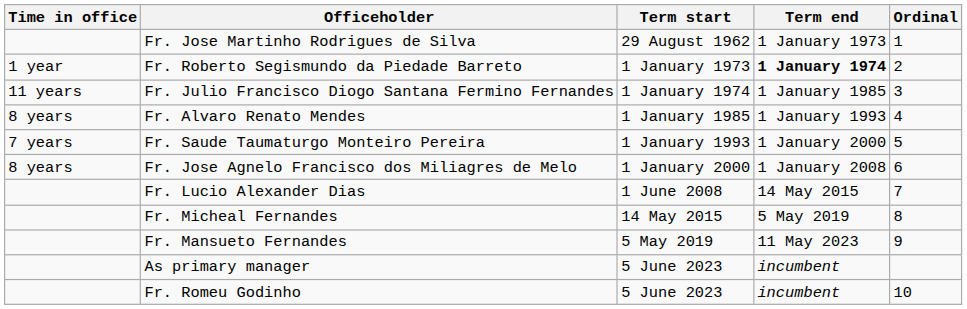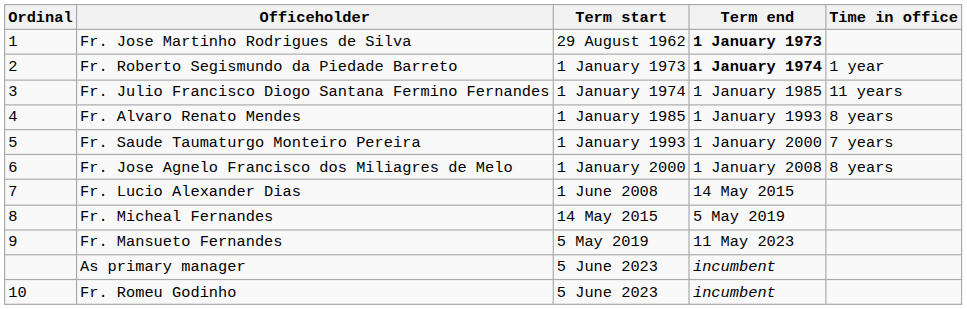columns swapped: (926, 17) <-> (73, 17)
(822, 42) normal -> (757, 42) bold
